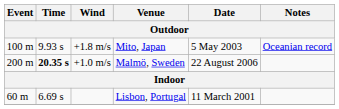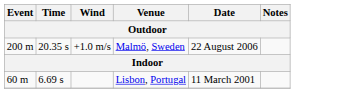- row: (92, 46)
(54, 63) bold -> (54, 46) normal
